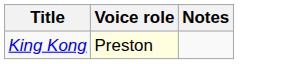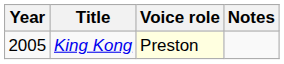+ column: (27, 17)
